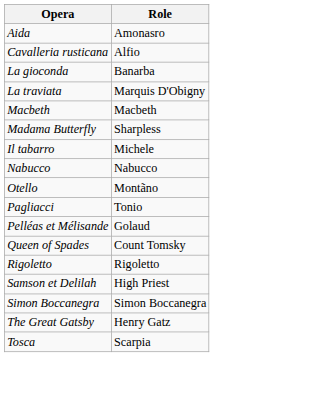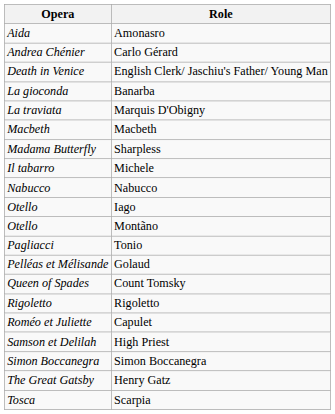+ row: (146, 52)
- row: (127, 52)
+ row: (221, 71)
+ row: (125, 206)
+ row: (133, 322)
